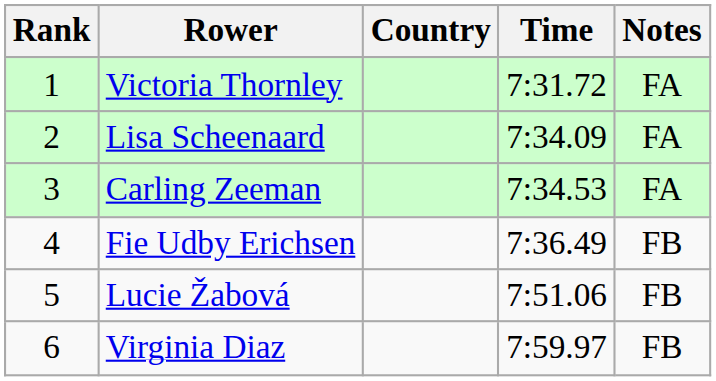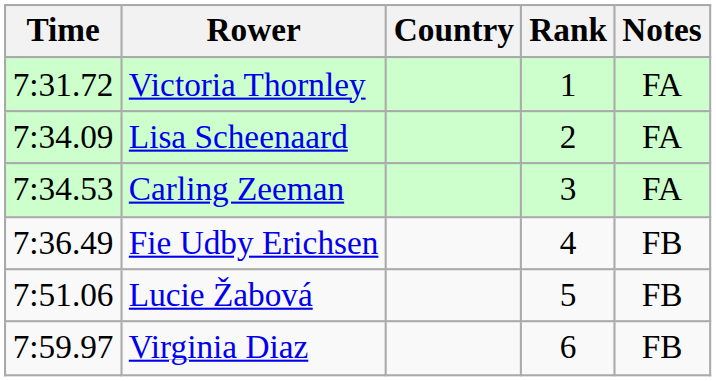columns swapped: (52, 30) <-> (557, 30)
